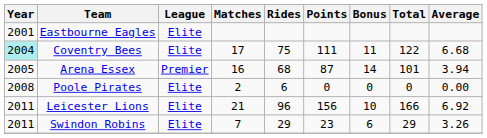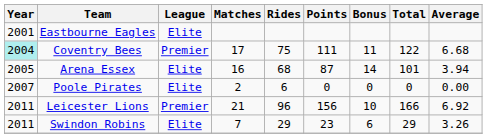(185, 51) Elite -> (185, 51) Premier
(185, 69) Premier -> (185, 69) Elite
(21, 87) 2008 -> (21, 87) 2007
(185, 106) Elite -> (185, 106) Premier
